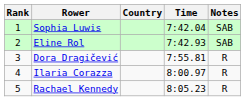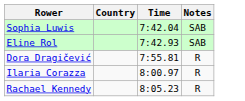- column: (18, 12)
